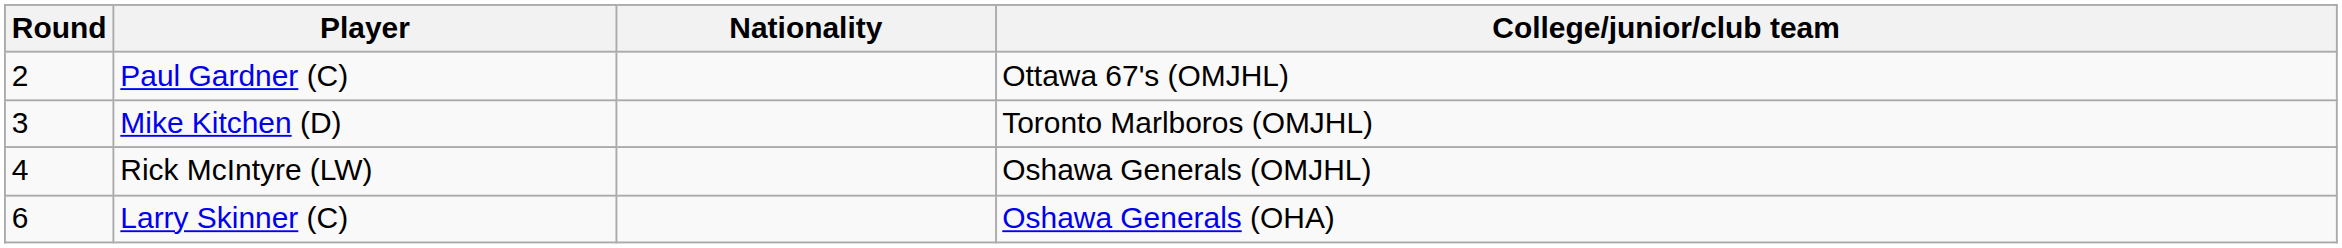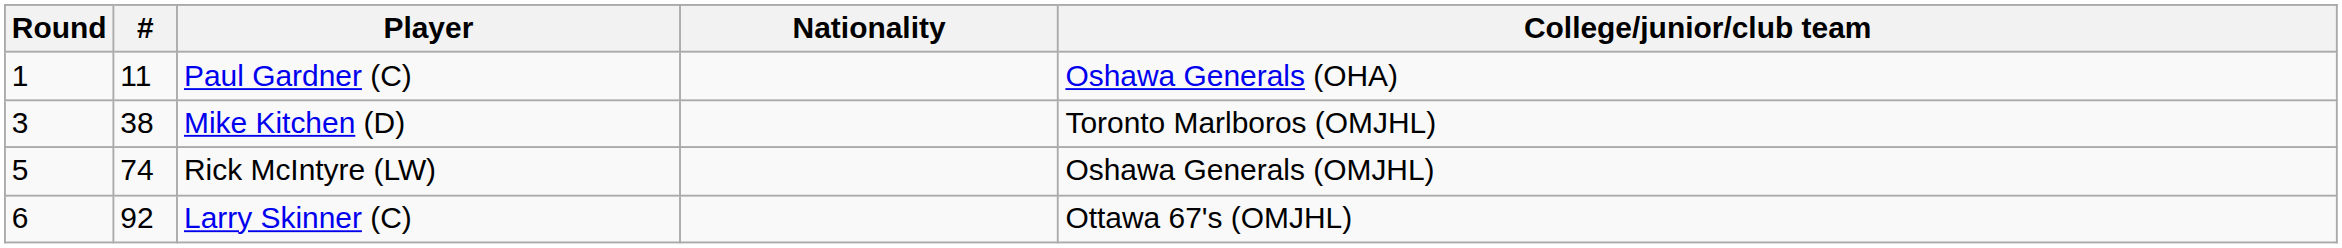+ column: (145, 28)
(20, 75) 2 -> (20, 75) 1
(1146, 75) Ottawa 67's (OMJHL) -> (1232, 75) Oshawa Generals (OHA)
(20, 170) 4 -> (20, 170) 5
(1169, 218) Oshawa Generals (OHA) -> (1209, 218) Ottawa 67's (OMJHL)
